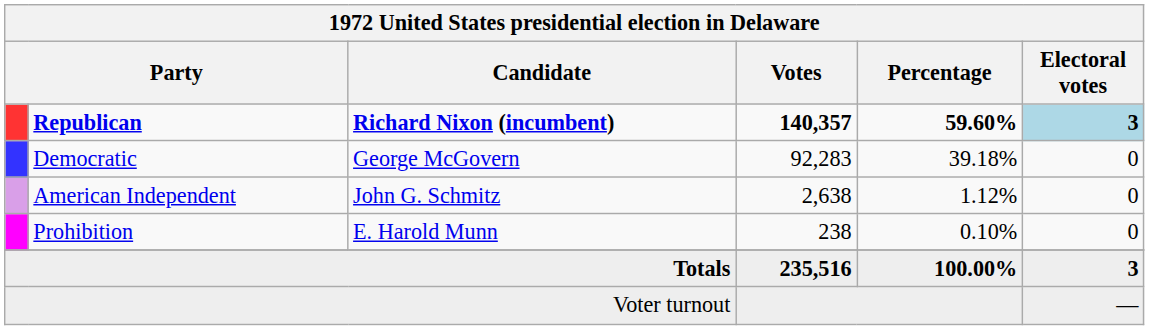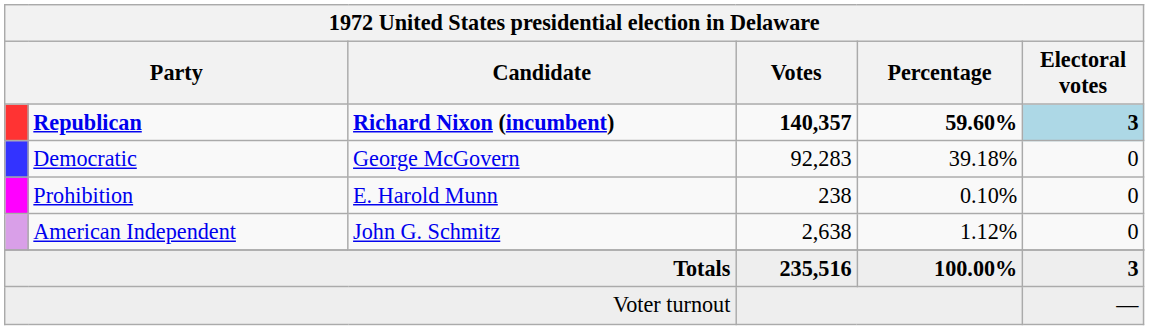rows swapped: (135, 195) <-> (83, 232)
